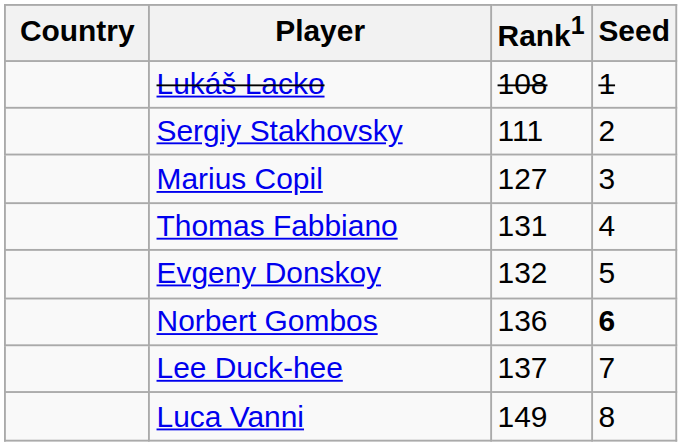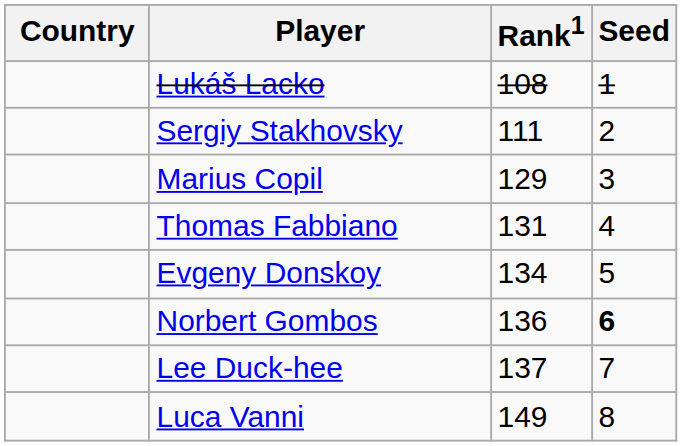(523, 178) 127 -> (523, 178) 129
(523, 273) 132 -> (523, 273) 134
